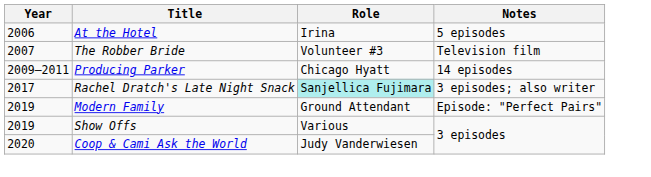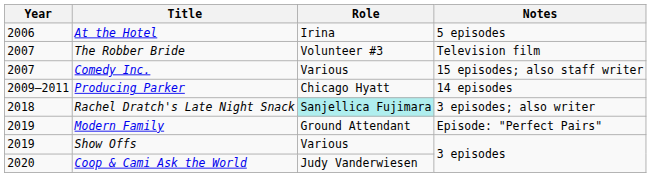+ row: (112, 70)
(21, 88) 2017 -> (21, 107) 2018
